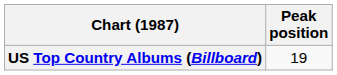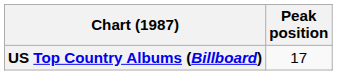(299, 57) 19 -> (299, 57) 17
